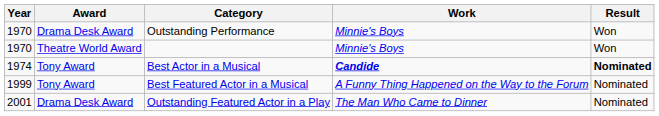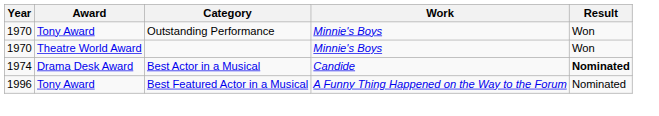(85, 31) Drama Desk Award -> (66, 31) Tony Award
(66, 66) Tony Award -> (85, 66) Drama Desk Award
(357, 66) bold -> (334, 66) normal
(19, 84) 1999 -> (19, 84) 1996
- row: (238, 102)
